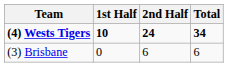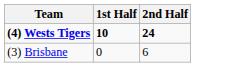- column: (207, 14)
